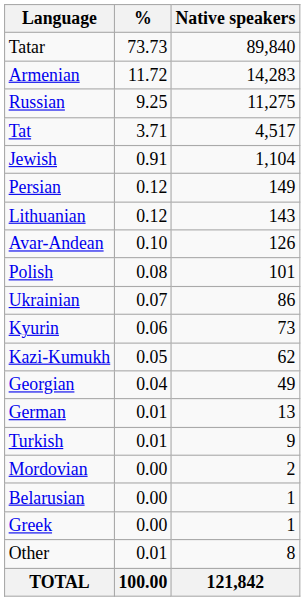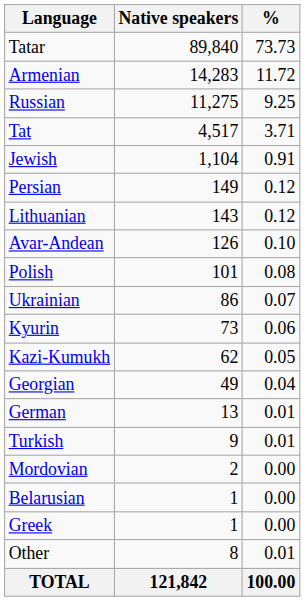columns swapped: (235, 18) <-> (143, 18)
